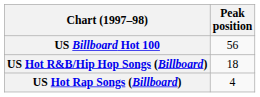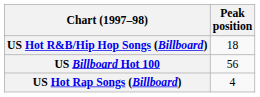rows swapped: (107, 45) <-> (107, 63)
